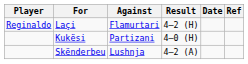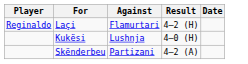- column: (234, 11)
(132, 38) Partizani -> (127, 38) Lushnja
(127, 52) Lushnja -> (132, 52) Partizani
